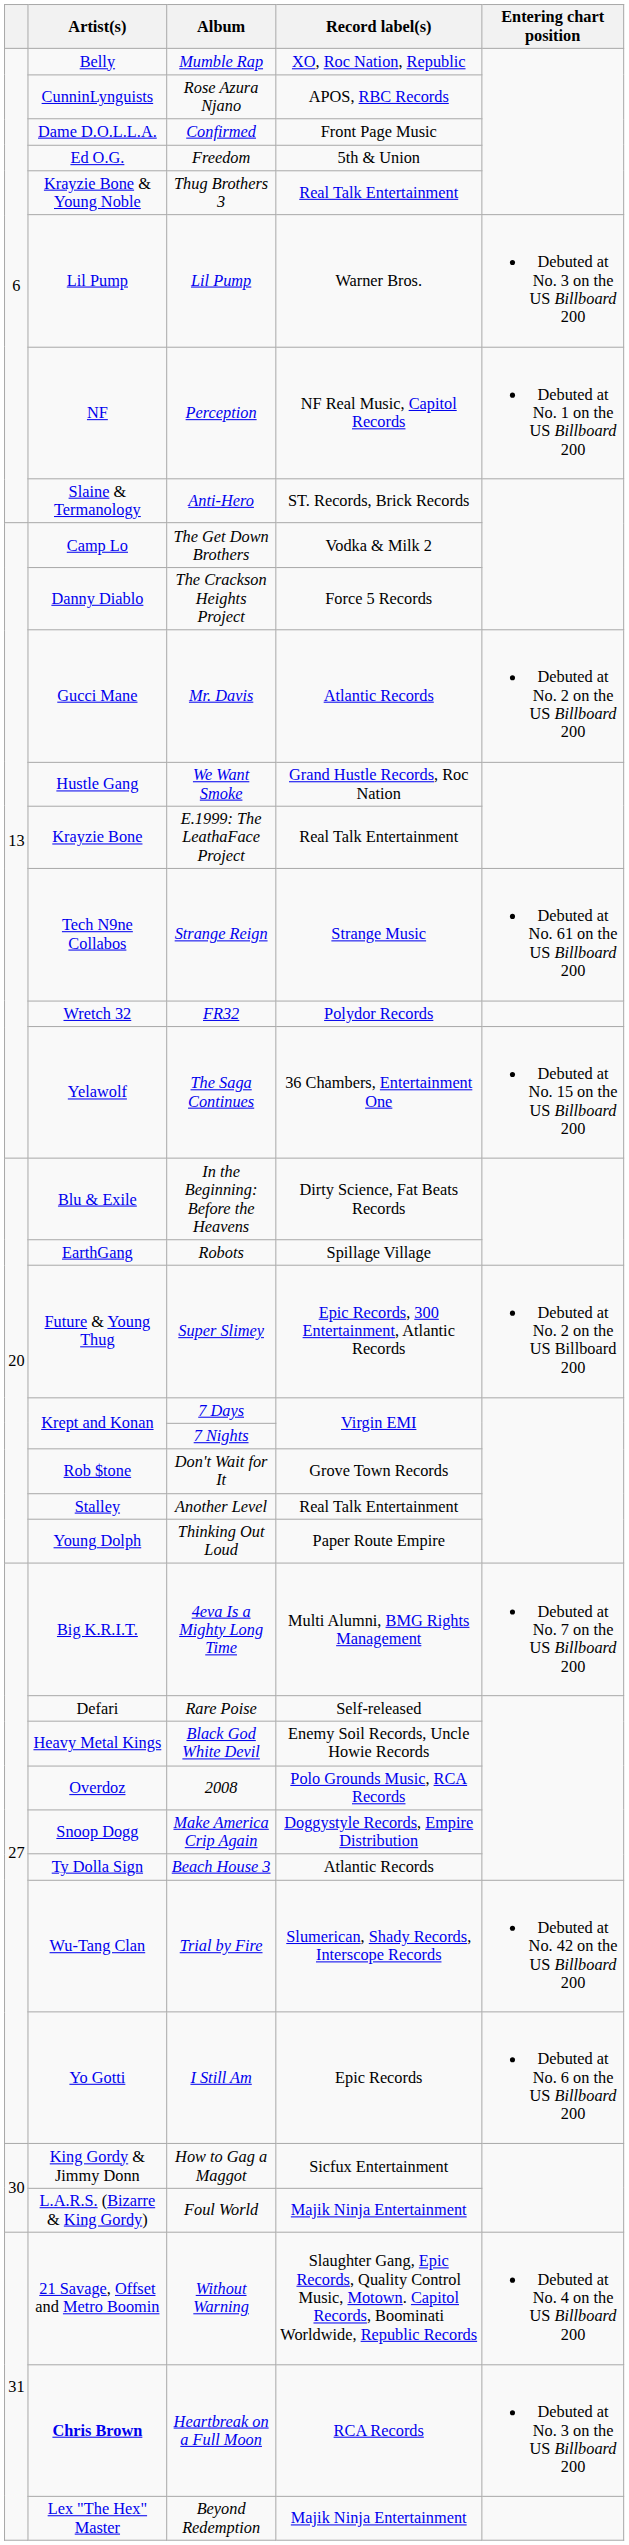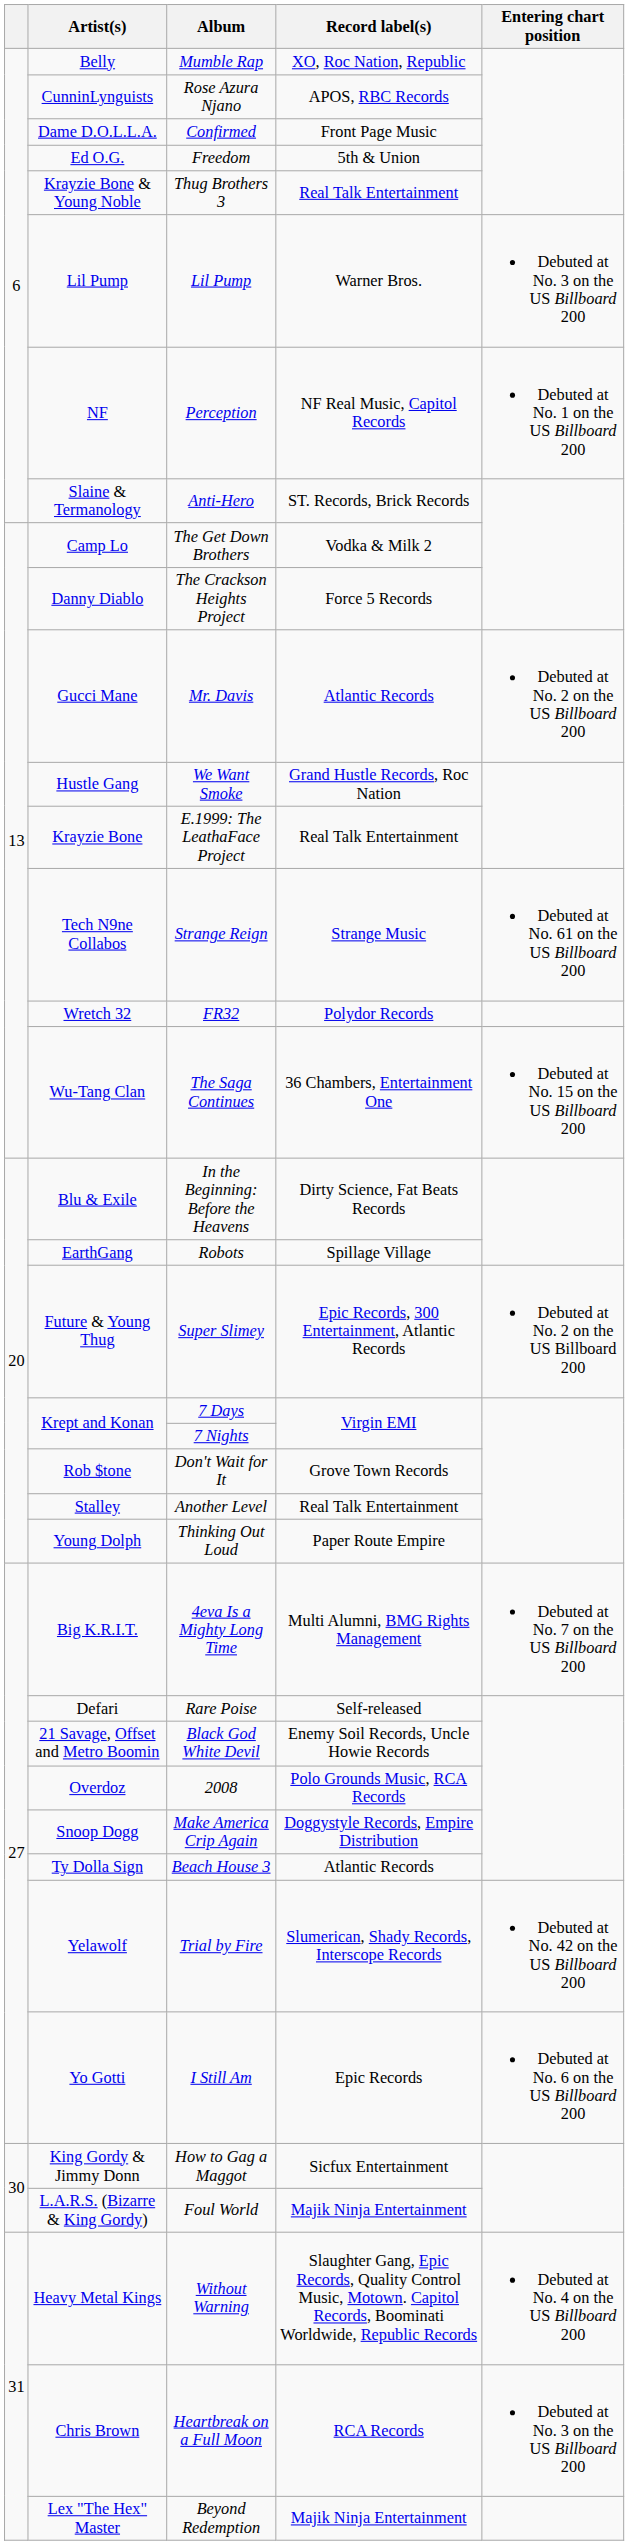(97, 1092) Yelawolf -> (97, 1092) Wu-Tang Clan
(97, 1743) Heavy Metal Kings -> (97, 1743) 21 Savage, Offset and Metro Boomin
(97, 1945) Wu-Tang Clan -> (97, 1945) Yelawolf
(97, 2298) 21 Savage, Offset and Metro Boomin -> (97, 2298) Heavy Metal Kings
(97, 2430) bold -> (97, 2430) normal
